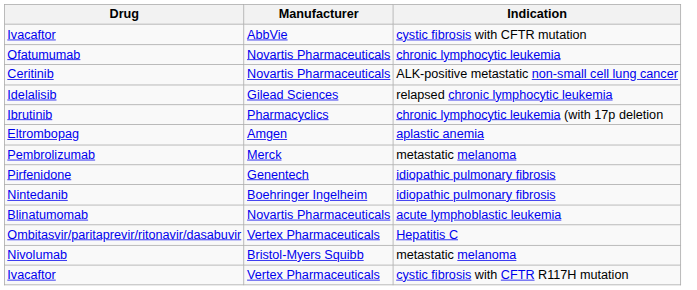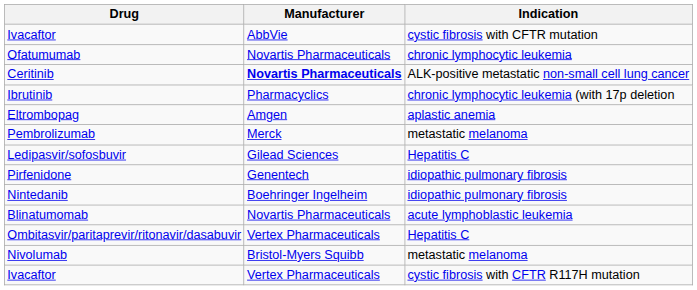(319, 74) normal -> (324, 74) bold
- row: (32, 94)
+ row: (67, 154)
